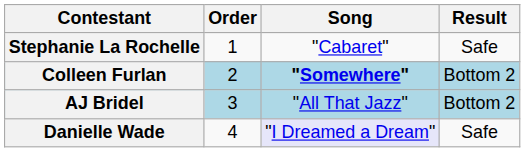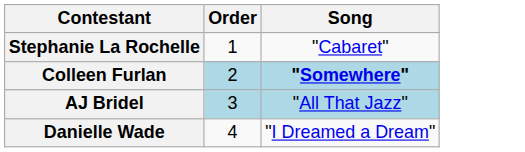- column: (479, 18)
(350, 132) lavender background -> (350, 132) no background
